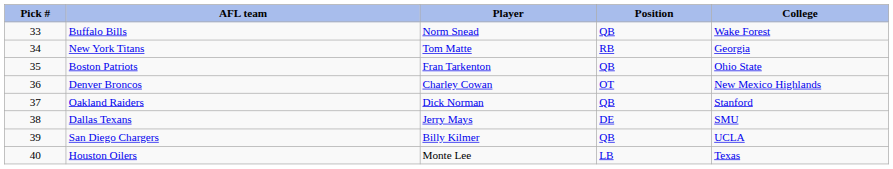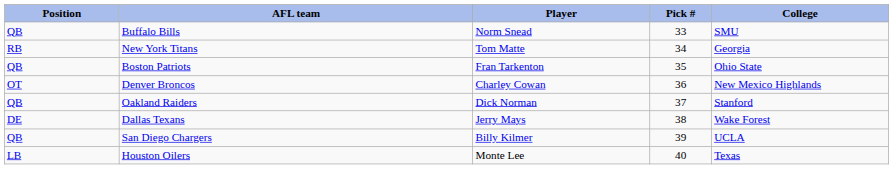columns swapped: (35, 13) <-> (654, 13)
(742, 31) Wake Forest -> (726, 31) SMU
(726, 119) SMU -> (742, 119) Wake Forest
